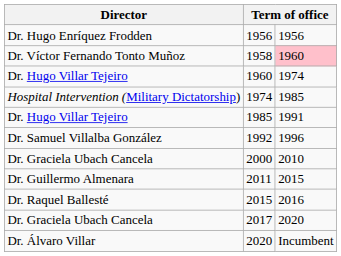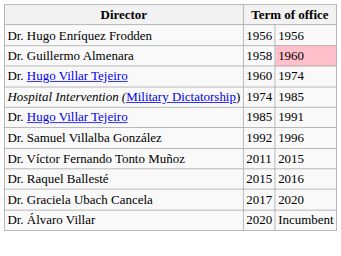(96, 55) Dr. Víctor Fernando Tonto Muñoz -> (71, 55) Dr. Guillermo Almenara
- row: (259, 158)
(71, 179) Dr. Guillermo Almenara -> (96, 158) Dr. Víctor Fernando Tonto Muñoz
